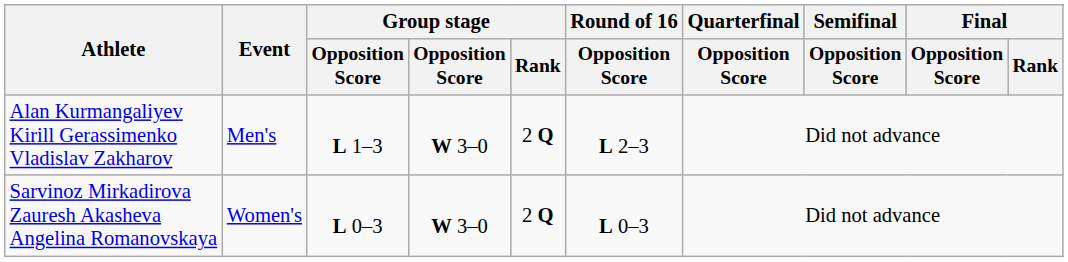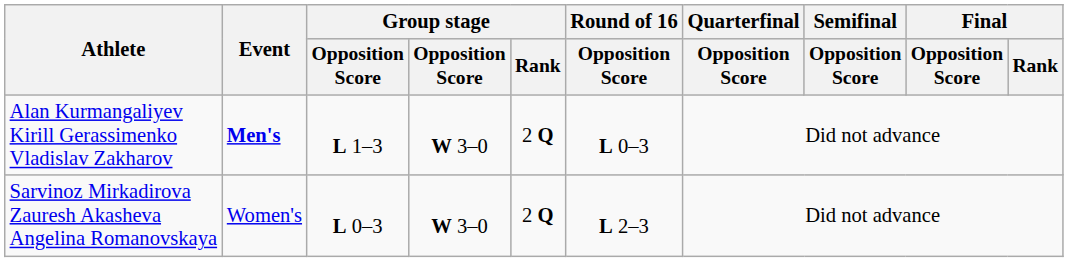(252, 134) normal -> (254, 134) bold
(624, 146) L 2–3 -> (624, 146) L 0–3
(624, 227) L 0–3 -> (624, 227) L 2–3
